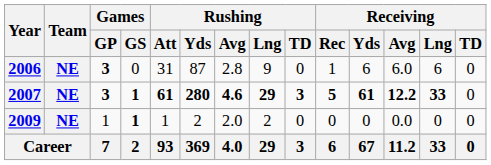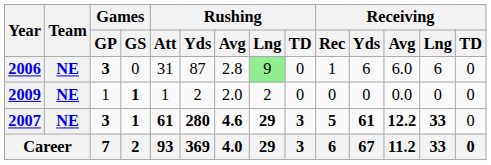(267, 69) no background -> (267, 69) lightgreen background
rows swapped: (25, 95) <-> (25, 120)
